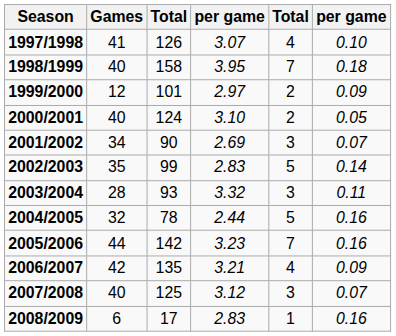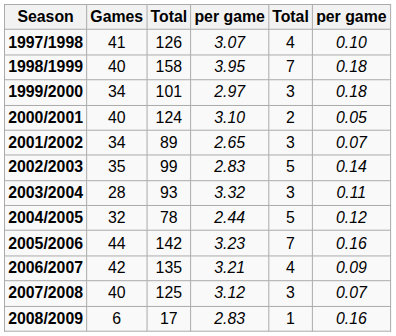(117, 92) 12 -> (117, 92) 34
(290, 92) 2 -> (290, 92) 3
(351, 92) 0.09 -> (351, 92) 0.18
(169, 142) 90 -> (169, 142) 89
(230, 142) 2.69 -> (230, 142) 2.65
(351, 218) 0.16 -> (351, 218) 0.12
